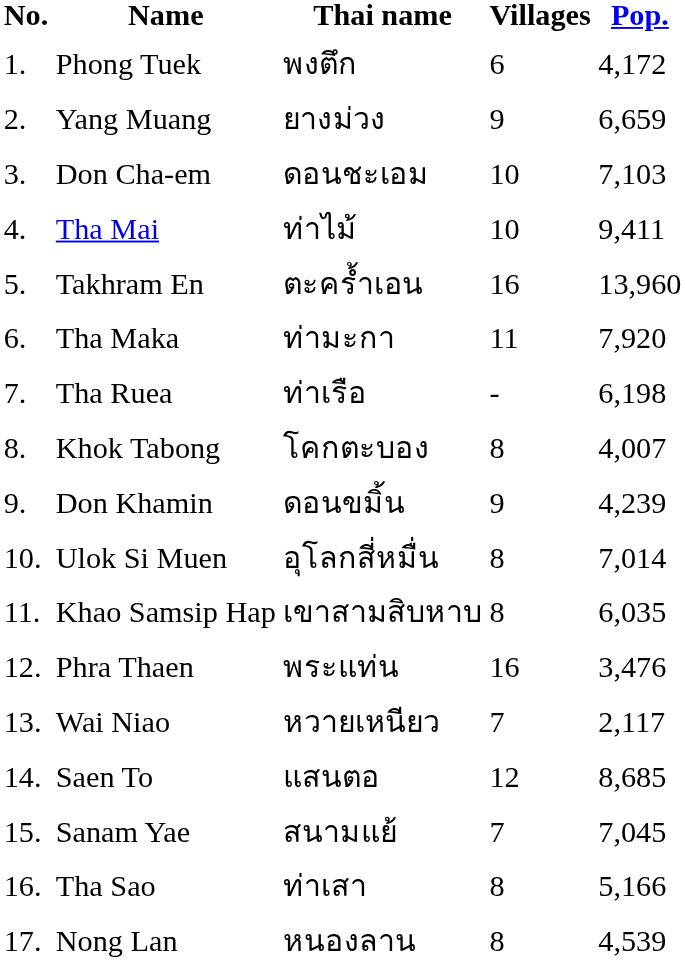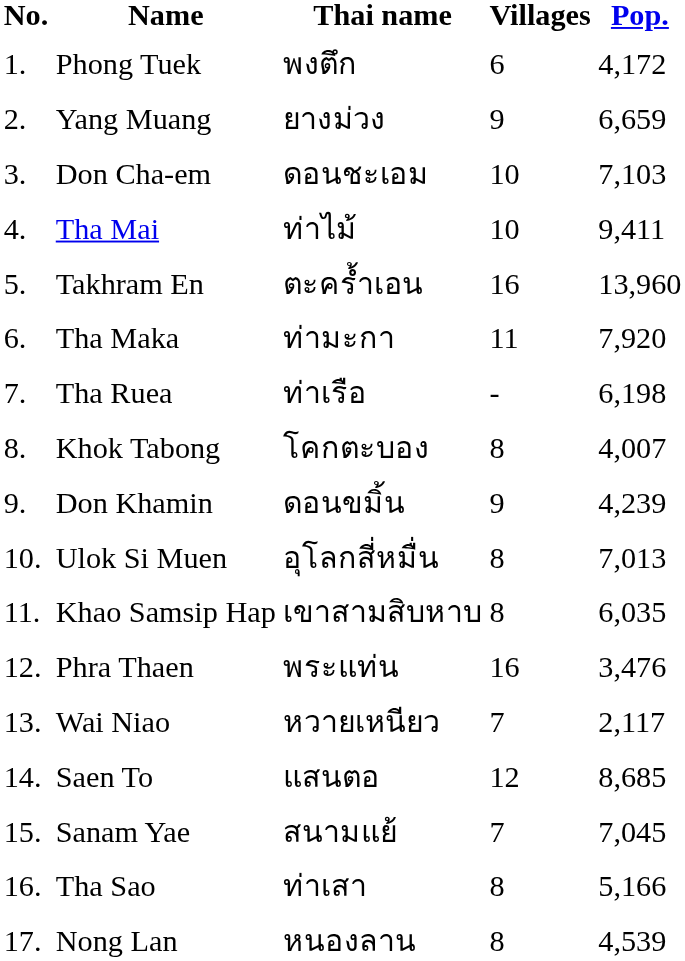(632, 556) 7,014 -> (632, 556) 7,013
